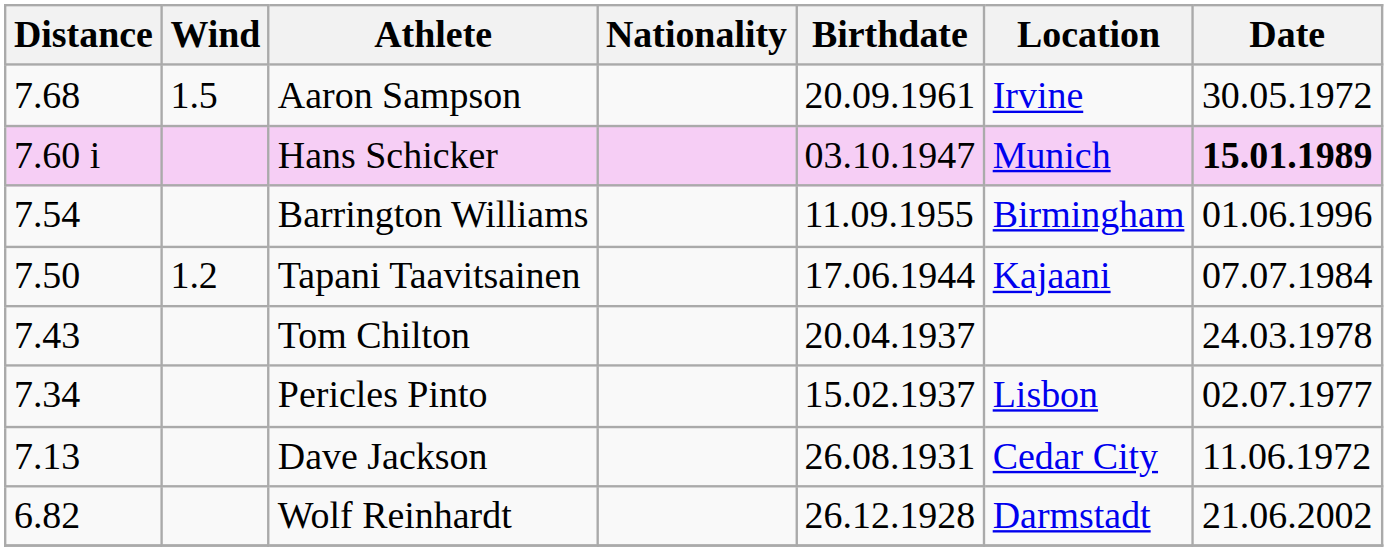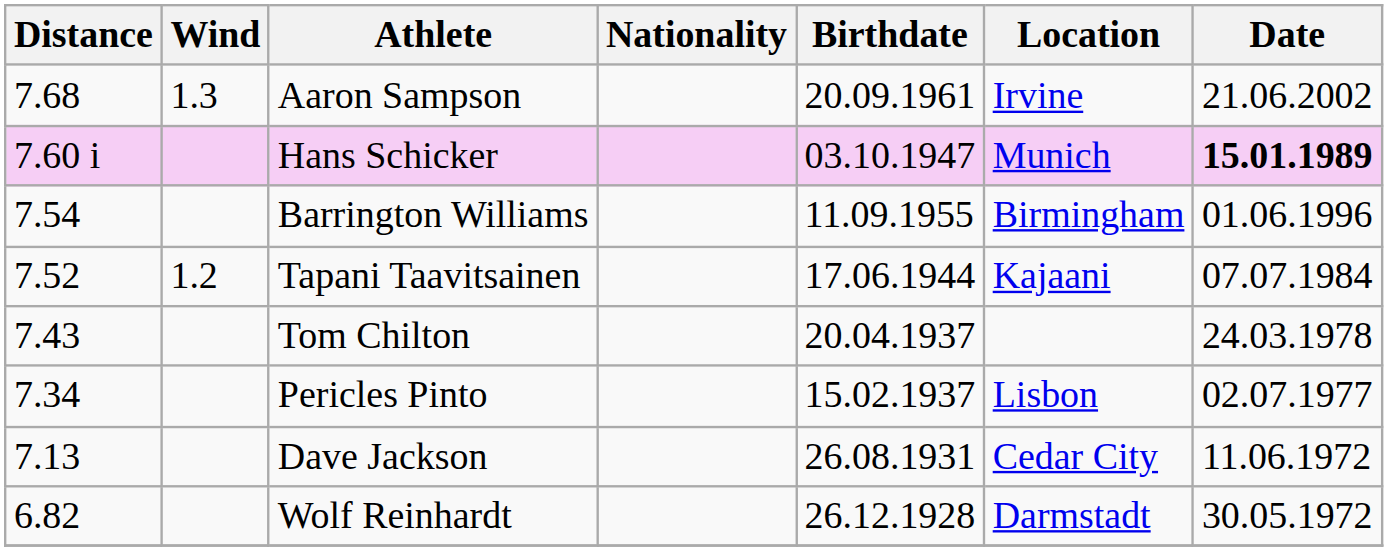(194, 94) 1.5 -> (194, 94) 1.3
(1287, 94) 30.05.1972 -> (1287, 94) 21.06.2002
(47, 275) 7.50 -> (47, 275) 7.52
(1287, 515) 21.06.2002 -> (1287, 515) 30.05.1972
